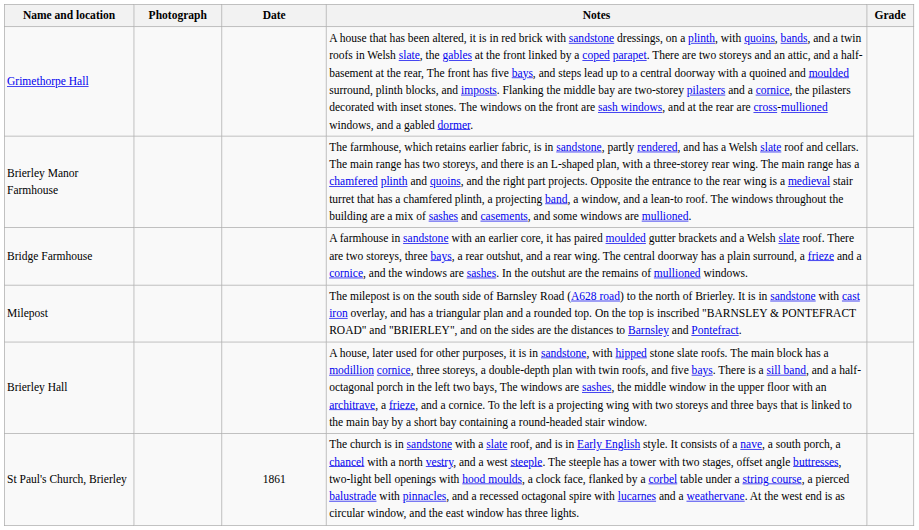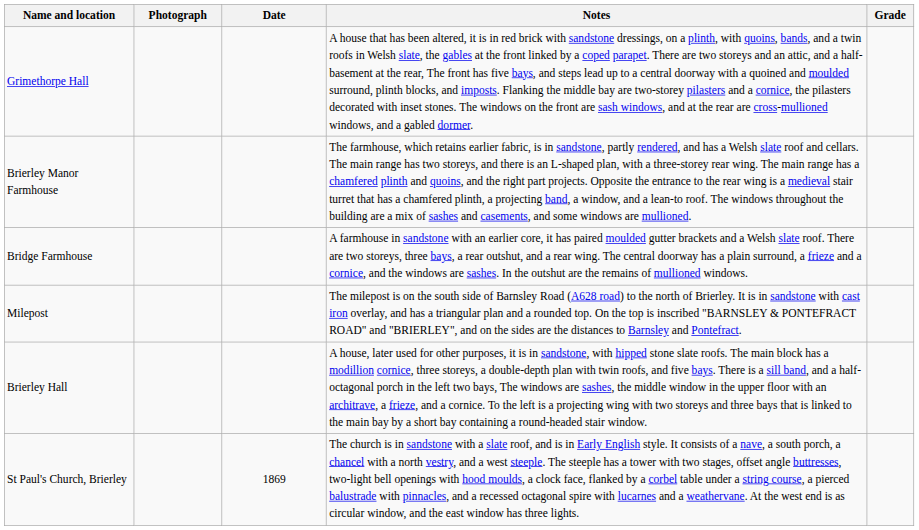(274, 479) 1861 -> (274, 479) 1869
